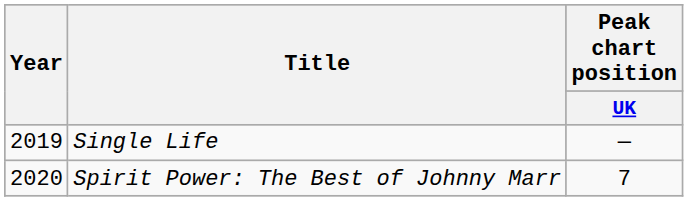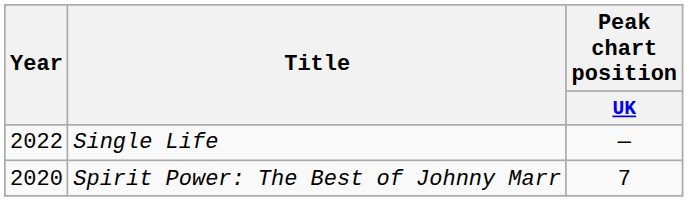(36, 142) 2019 -> (36, 142) 2022
